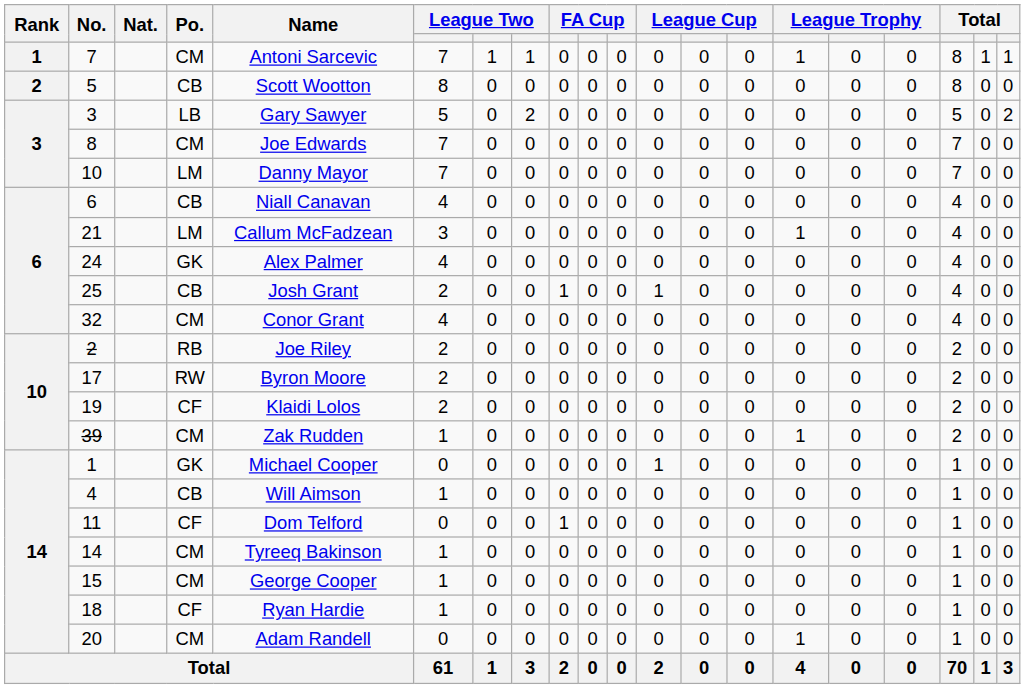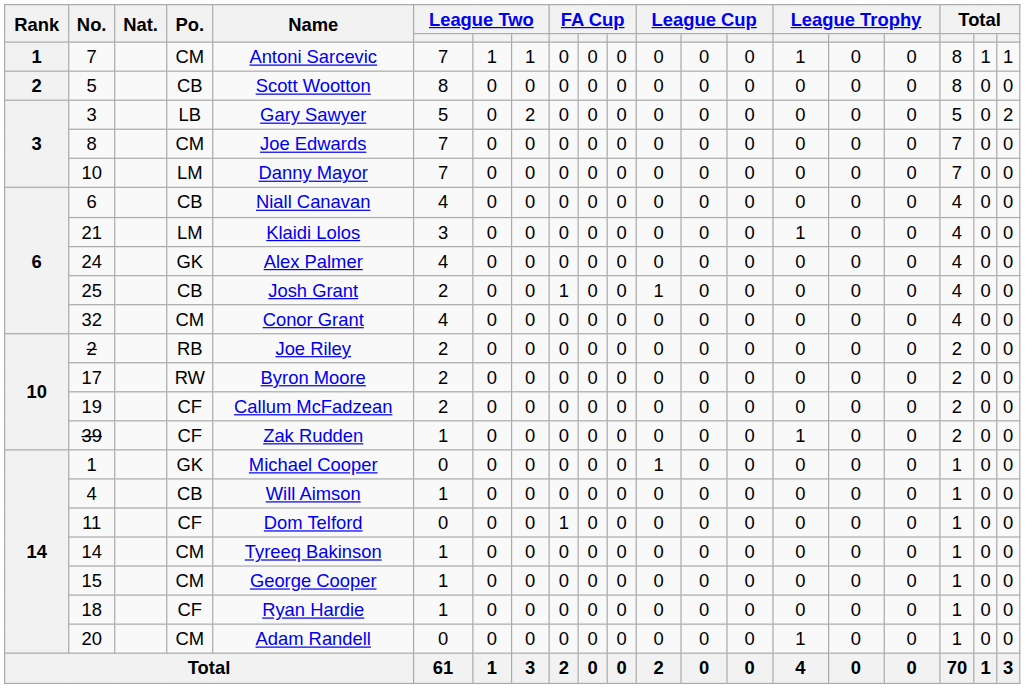(313, 232) Callum McFadzean -> (313, 232) Klaidi Lolos
(313, 406) Klaidi Lolos -> (313, 406) Callum McFadzean
(190, 436) CM -> (190, 436) CF
